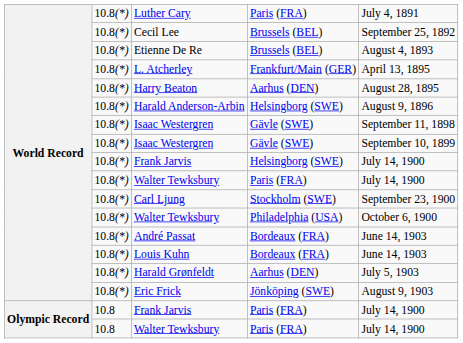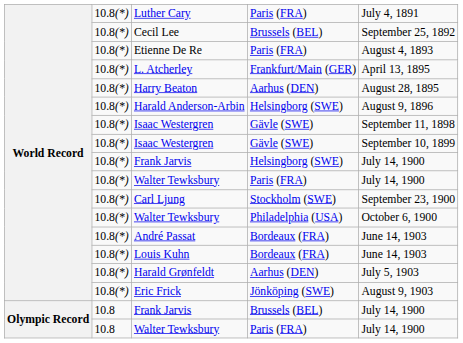(286, 50) Brussels (BEL) -> (278, 50) Paris (FRA)
(278, 310) Paris (FRA) -> (286, 310) Brussels (BEL)
